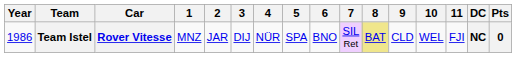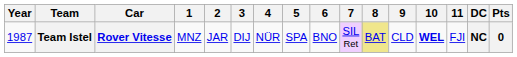(20, 37) 1986 -> (20, 37) 1987
(431, 37) normal -> (432, 37) bold
